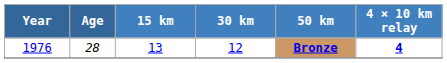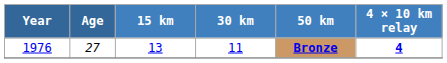(93, 48) 28 -> (93, 48) 27
(235, 48) 12 -> (235, 48) 11
